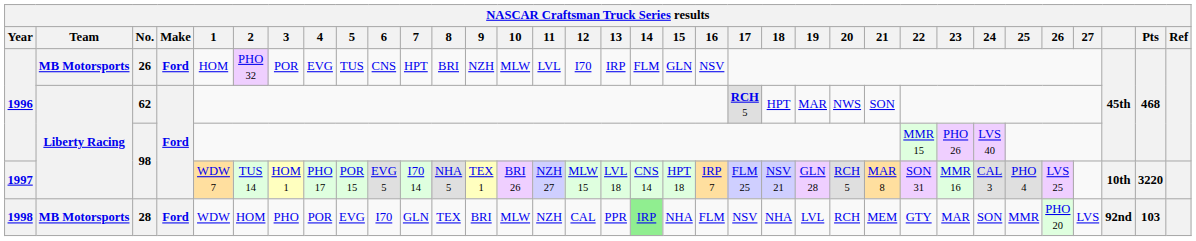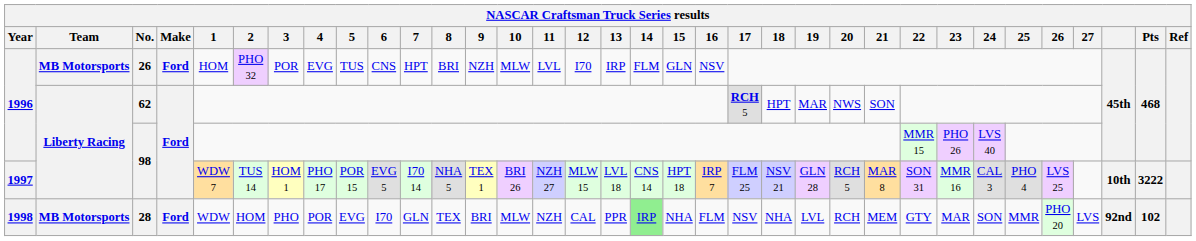(1151, 179) 3220 -> (1151, 179) 3222
(1151, 217) 103 -> (1151, 217) 102
